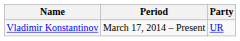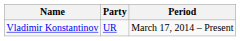columns swapped: (154, 12) <-> (222, 12)
